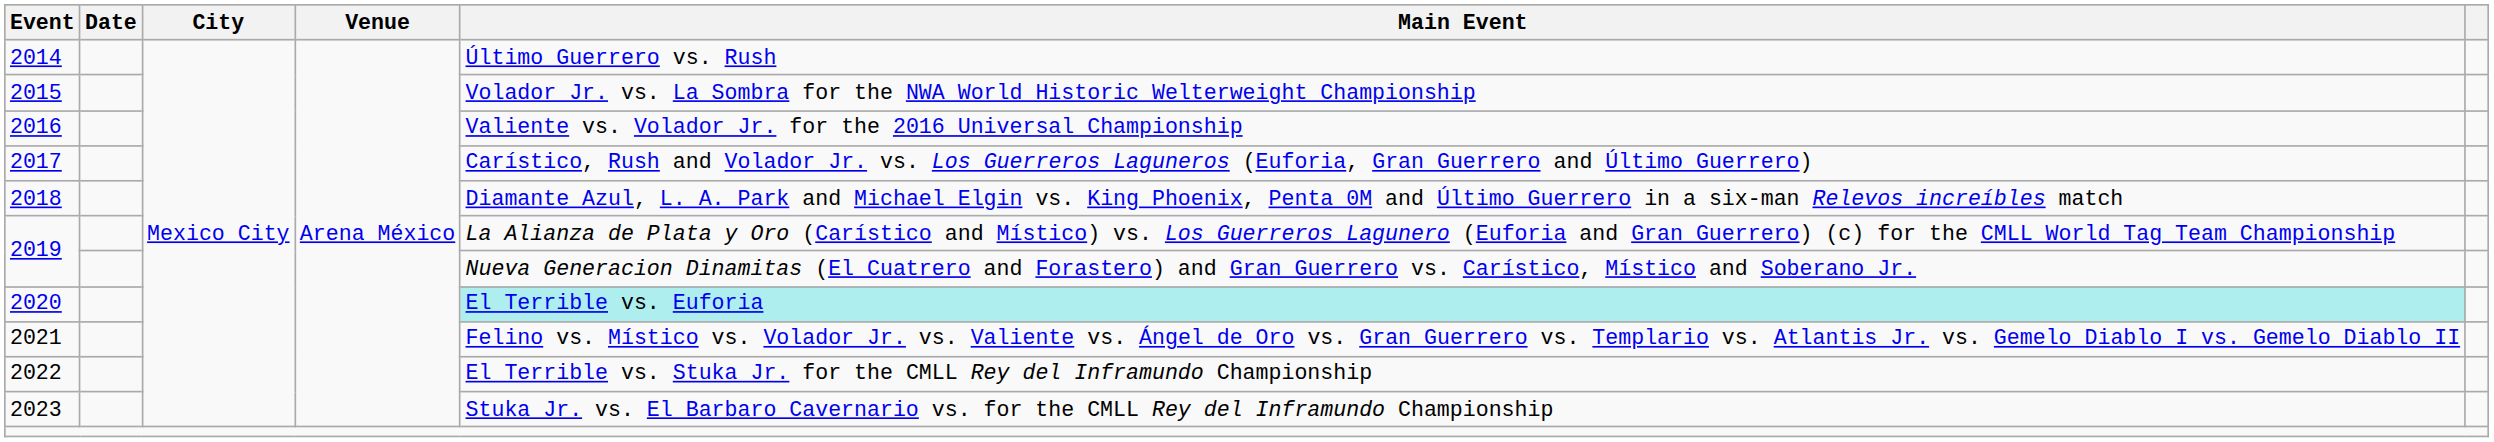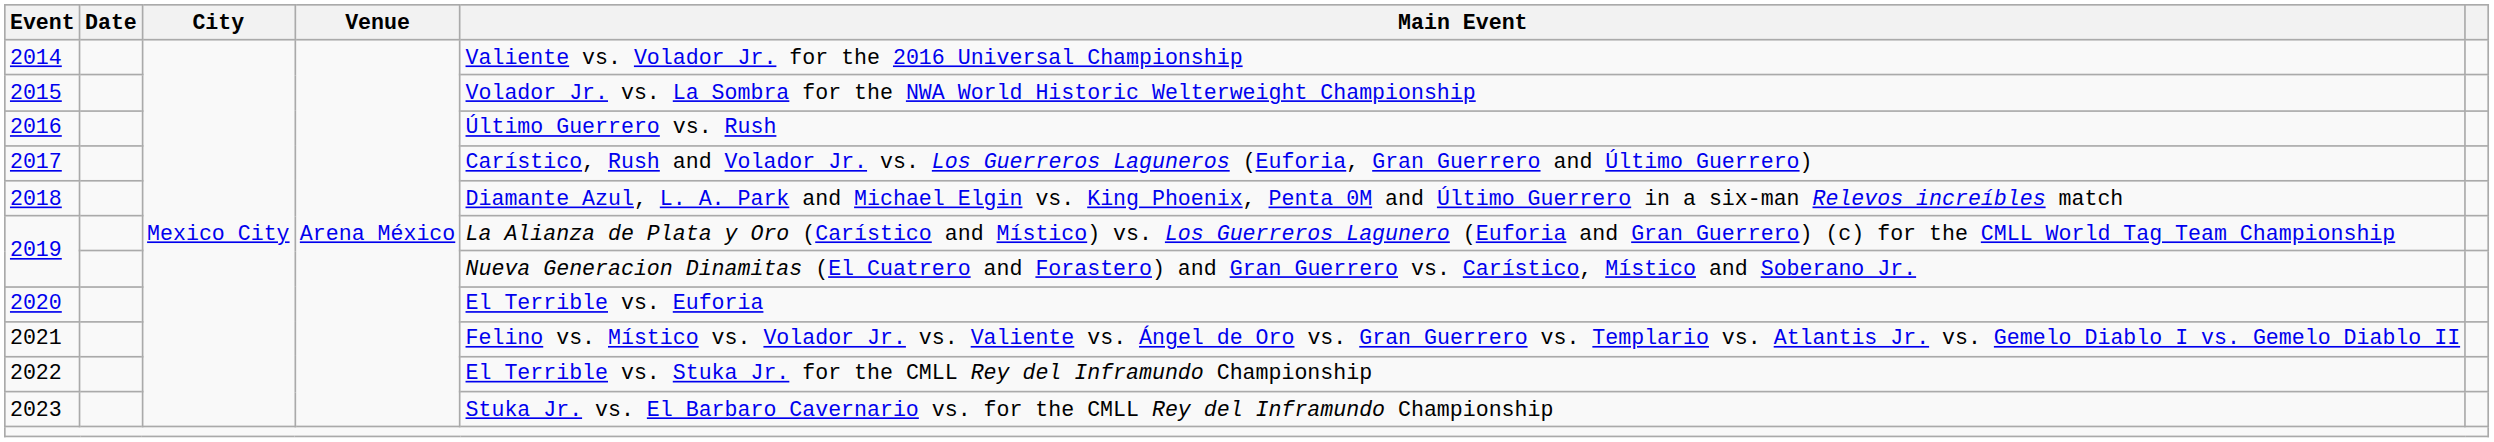(621, 58) Último Guerrero vs. Rush -> (854, 58) Valiente vs. Volador Jr. for the 2016 Universal Championship
(854, 128) Valiente vs. Volador Jr. for the 2016 Universal Championship -> (621, 128) Último Guerrero vs. Rush
(614, 304) paleturquoise background -> (614, 304) no background
